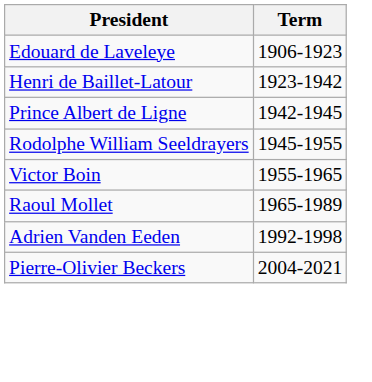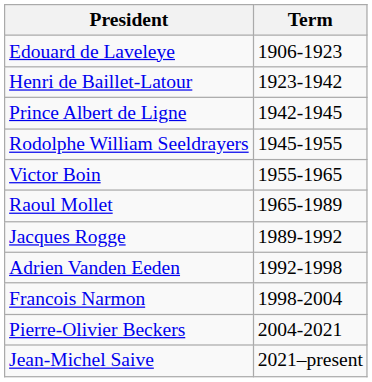+ row: (67, 236)
+ row: (77, 298)
+ row: (81, 360)
